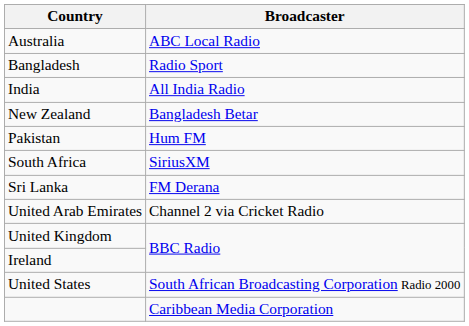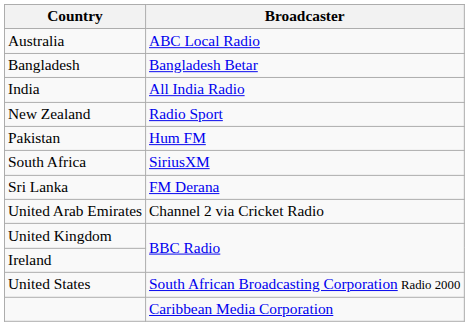(186, 65) Radio Sport -> (203, 65) Bangladesh Betar
(203, 114) Bangladesh Betar -> (186, 114) Radio Sport
